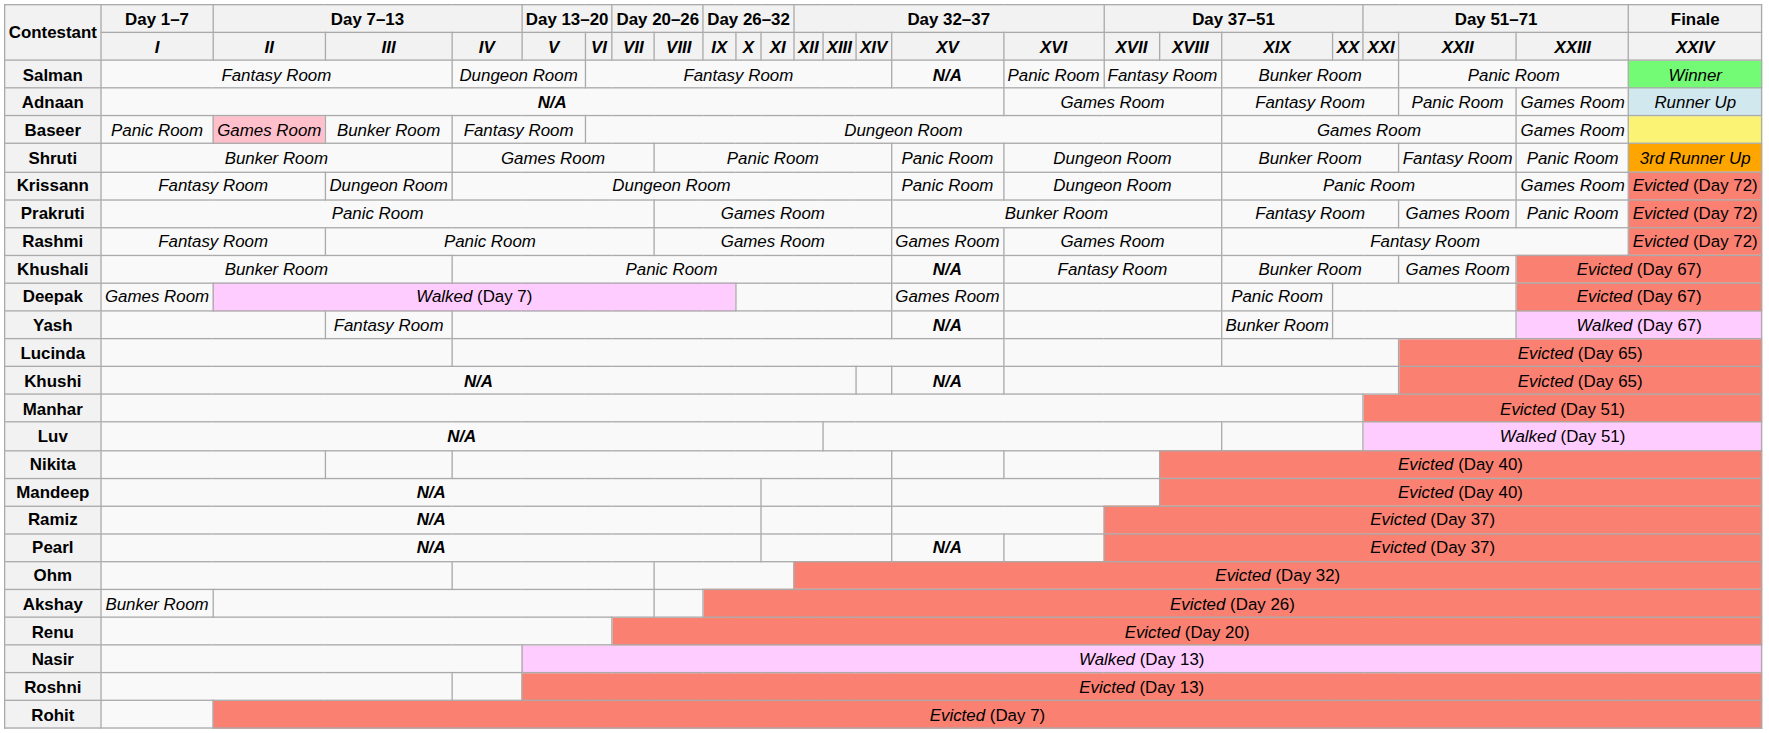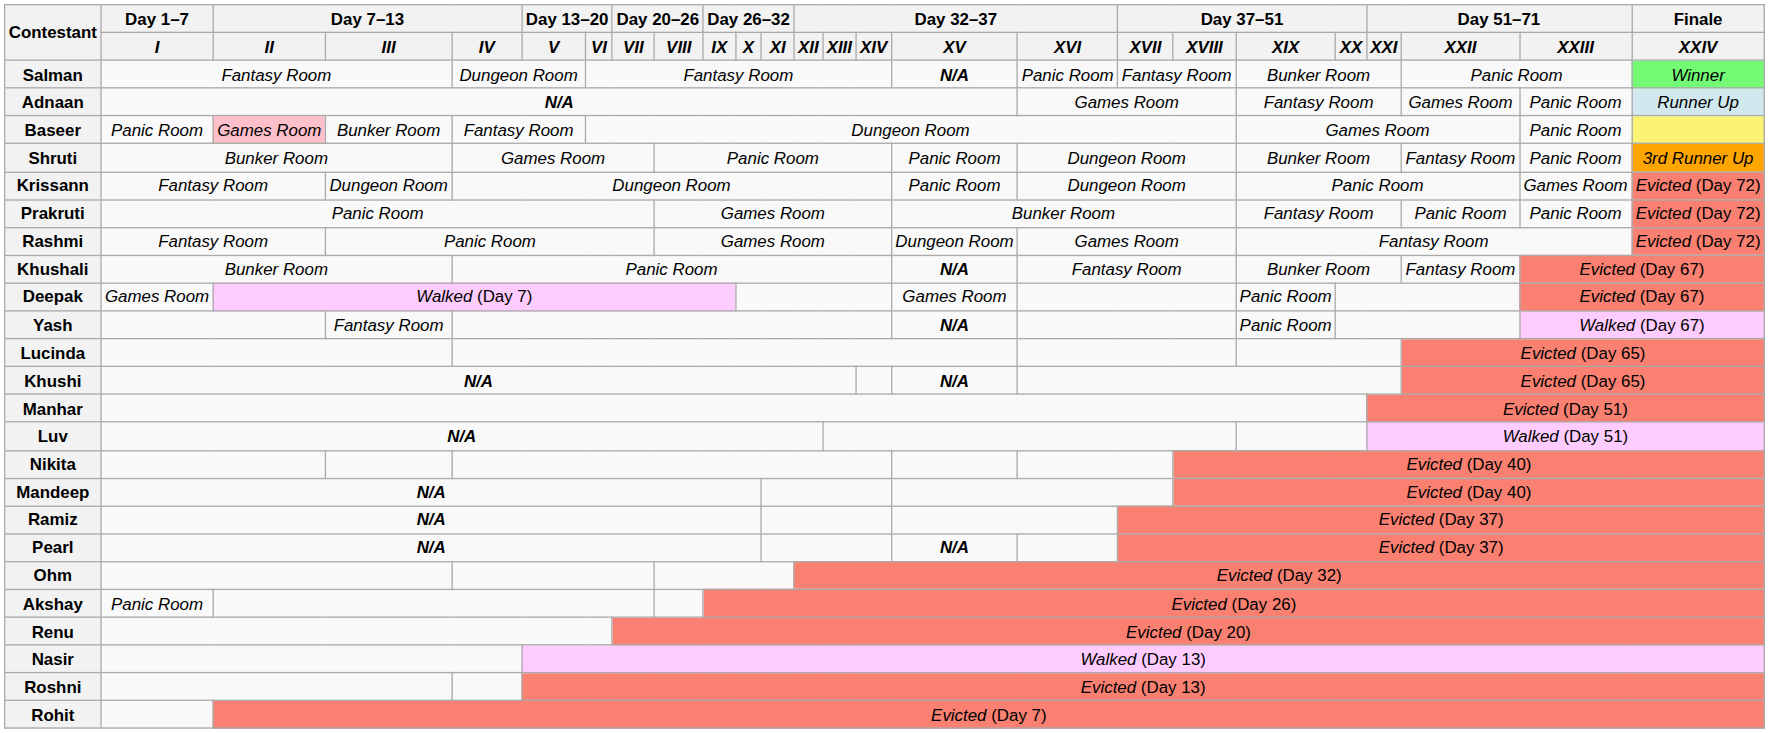(1458, 102) Panic Room -> (1460, 102) Games Room
(1573, 102) Games Room -> (1576, 102) Panic Room
(1573, 130) Games Room -> (1576, 130) Panic Room
(1458, 213) Games Room -> (1460, 213) Panic Room
(947, 241) Games Room -> (954, 241) Dungeon Room
(1458, 269) Games Room -> (1460, 269) Fantasy Room
(1277, 325) Bunker Room -> (1286, 325) Panic Room
(157, 603) Bunker Room -> (157, 603) Panic Room
